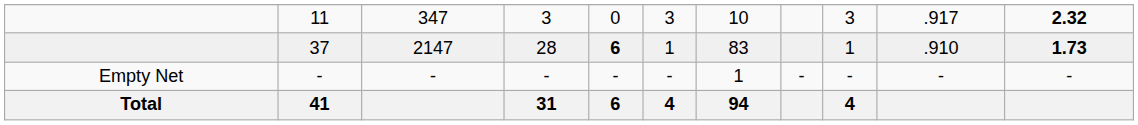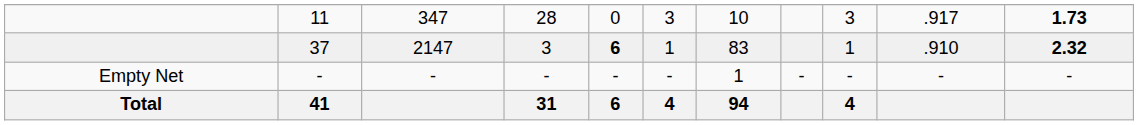(546, 18) 3 -> (546, 18) 28
(1069, 18) 2.32 -> (1069, 18) 1.73
(546, 47) 28 -> (546, 47) 3
(1069, 47) 1.73 -> (1069, 47) 2.32
